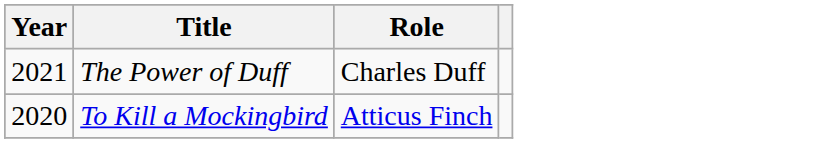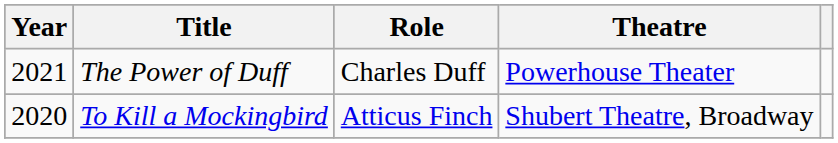+ column: (659, 26)
